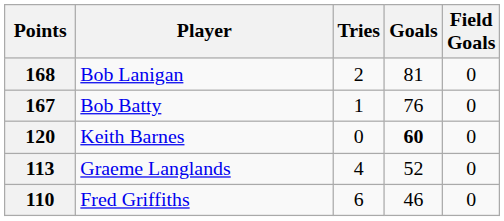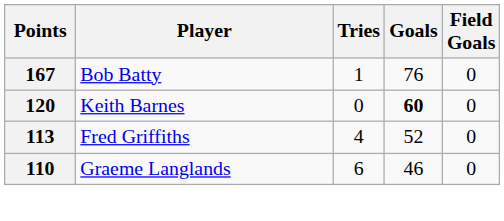- row: (40, 74)
(156, 168) Graeme Langlands -> (135, 136) Fred Griffiths
(135, 199) Fred Griffiths -> (156, 168) Graeme Langlands
